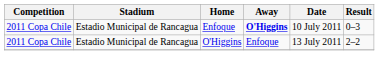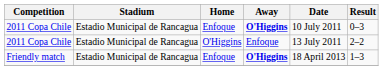+ row: (36, 57)
